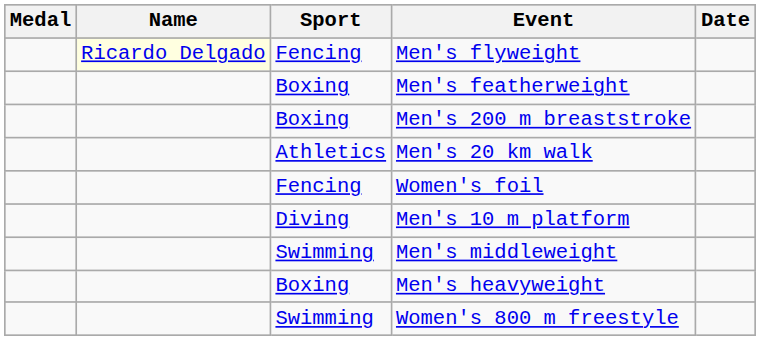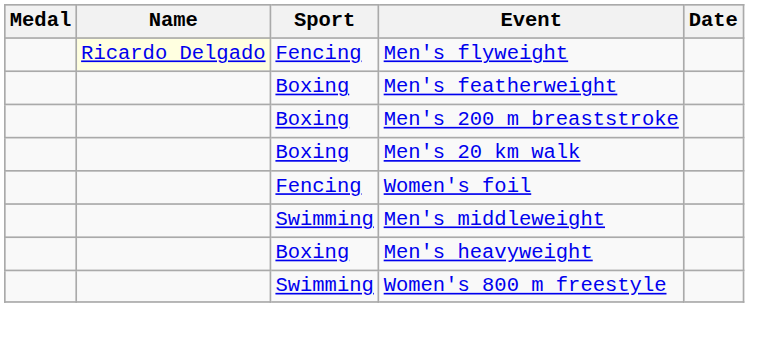(331, 154) Athletics -> (312, 154) Boxing
- row: (513, 220)
